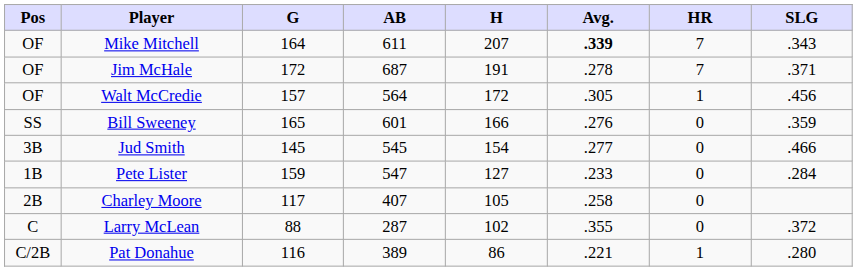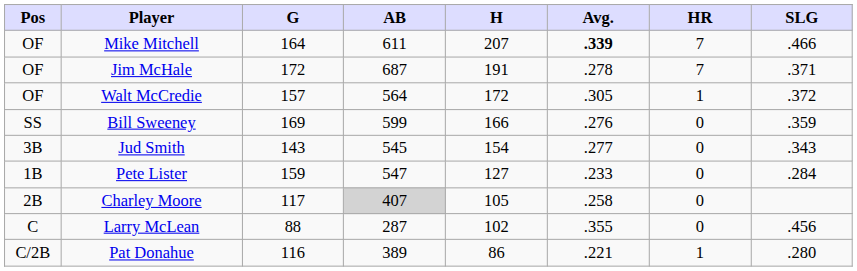(802, 43) .343 -> (802, 43) .466
(802, 95) .456 -> (802, 95) .372
(293, 122) 165 -> (293, 122) 169
(395, 122) 601 -> (395, 122) 599
(293, 148) 145 -> (293, 148) 143
(802, 148) .466 -> (802, 148) .343
(395, 200) no background -> (395, 200) lightgrey background
(802, 226) .372 -> (802, 226) .456
